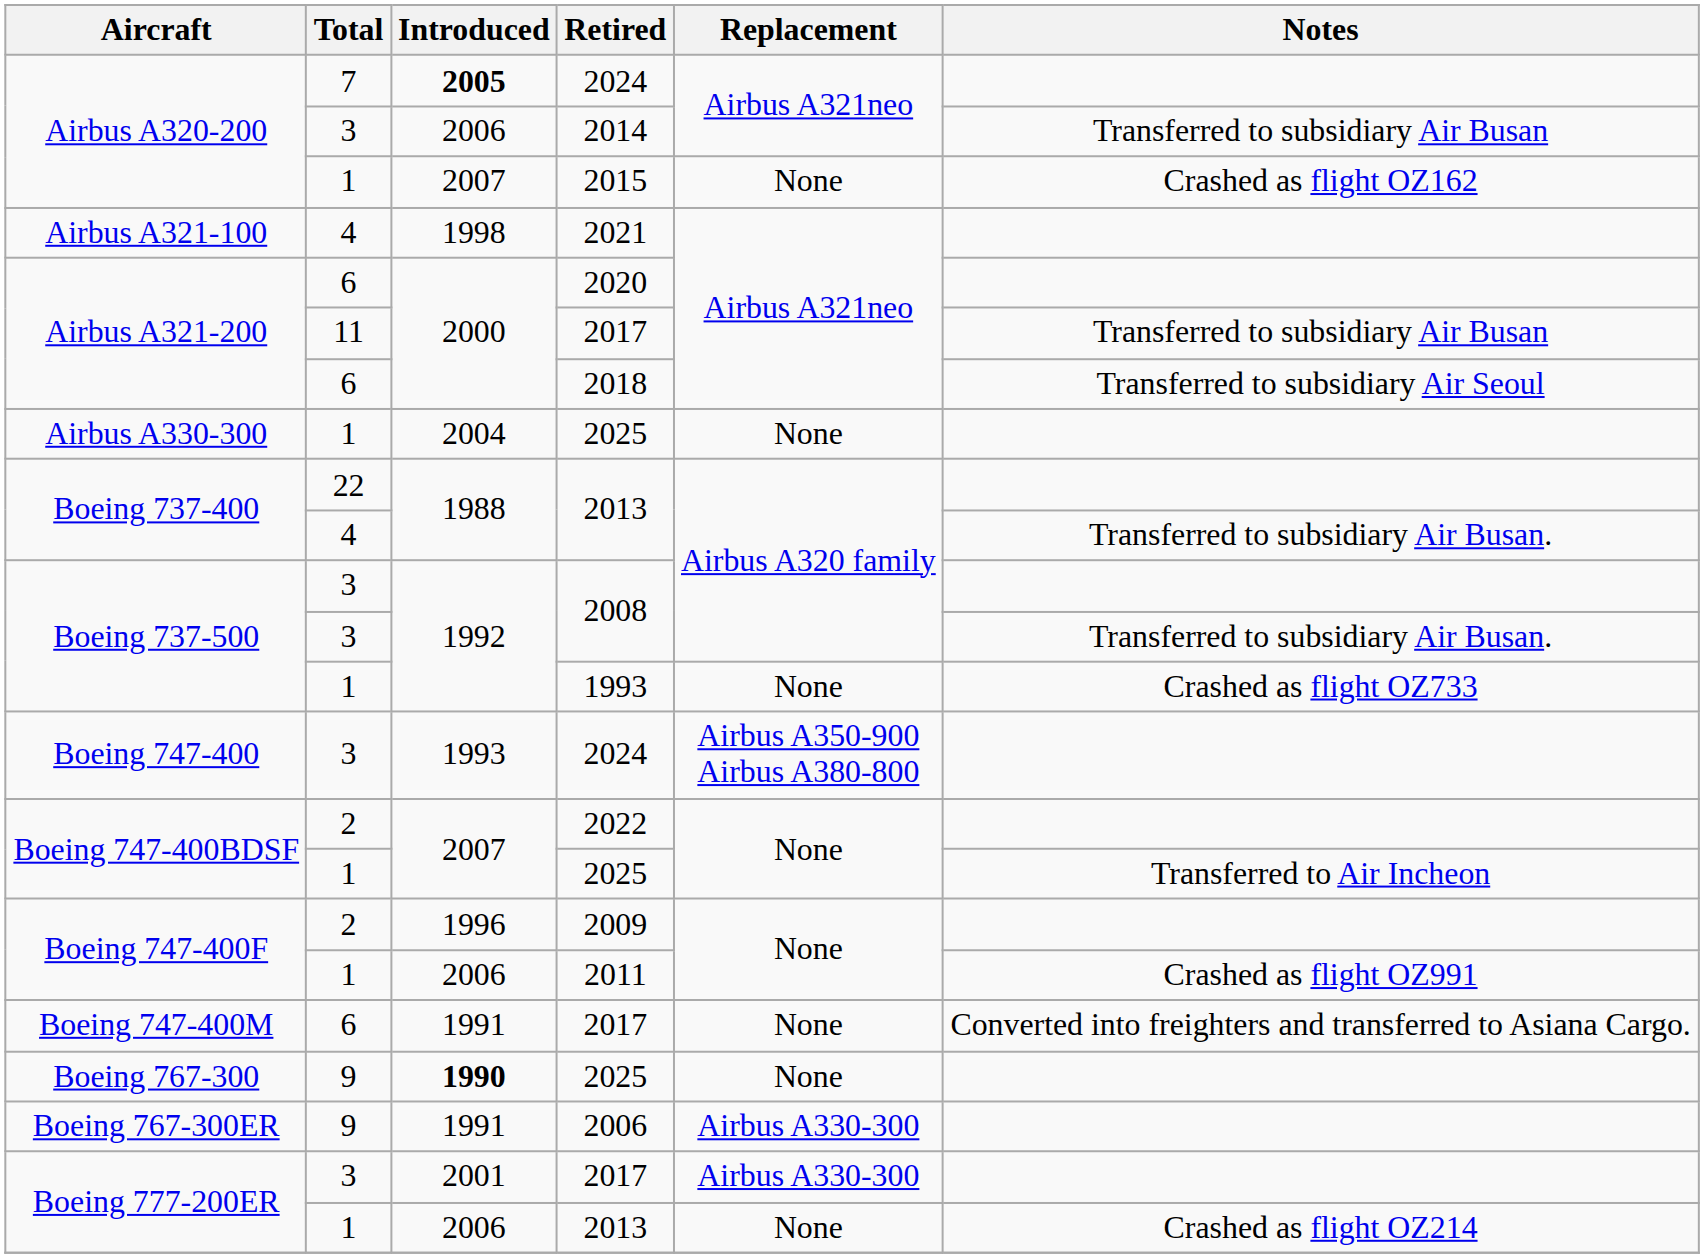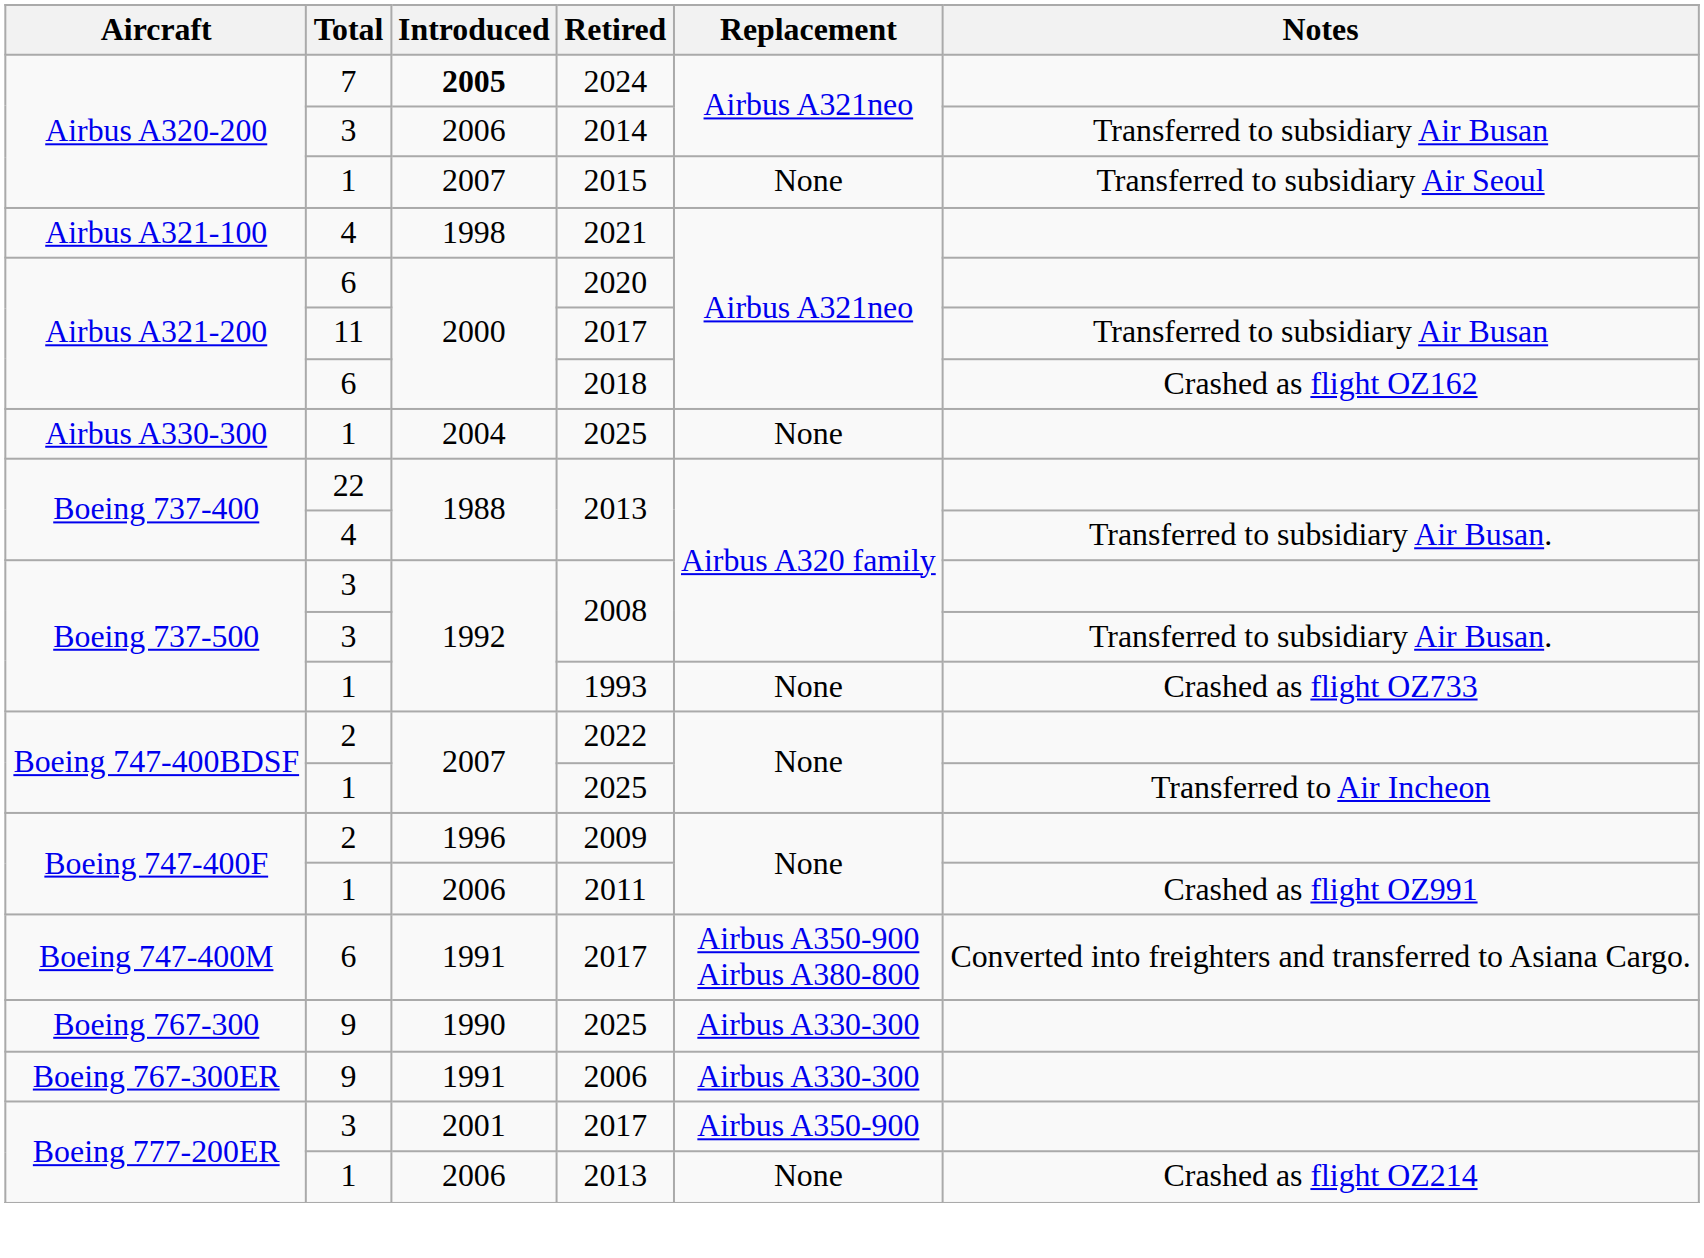(1321, 181) Crashed as flight OZ162 -> (1321, 181) Transferred to subsidiary Air Seoul
(1321, 383) Transferred to subsidiary Air Seoul -> (1321, 383) Crashed as flight OZ162
- row: (156, 754)
(808, 1024) None -> (808, 956) Airbus A350-900 Airbus A380-800
(474, 1075) bold -> (474, 1024) normal
(808, 1075) None -> (808, 1024) Airbus A330-300
(808, 1176) Airbus A330-300 -> (808, 1125) Airbus A350-900
